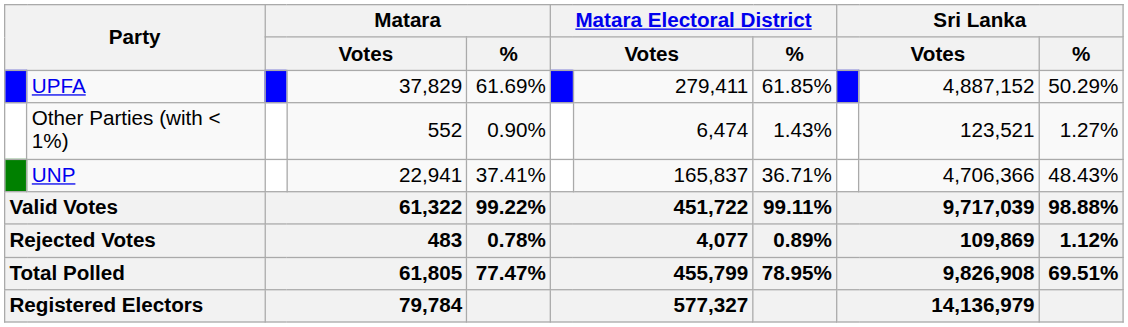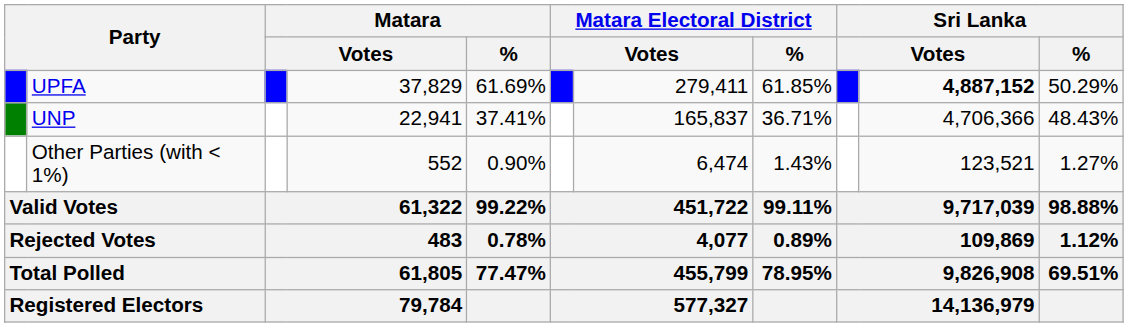(989, 86) normal -> (989, 86) bold
rows swapped: (54, 175) <-> (126, 130)
